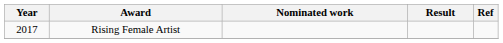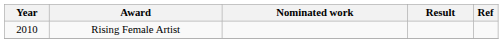(27, 30) 2017 -> (27, 30) 2010
